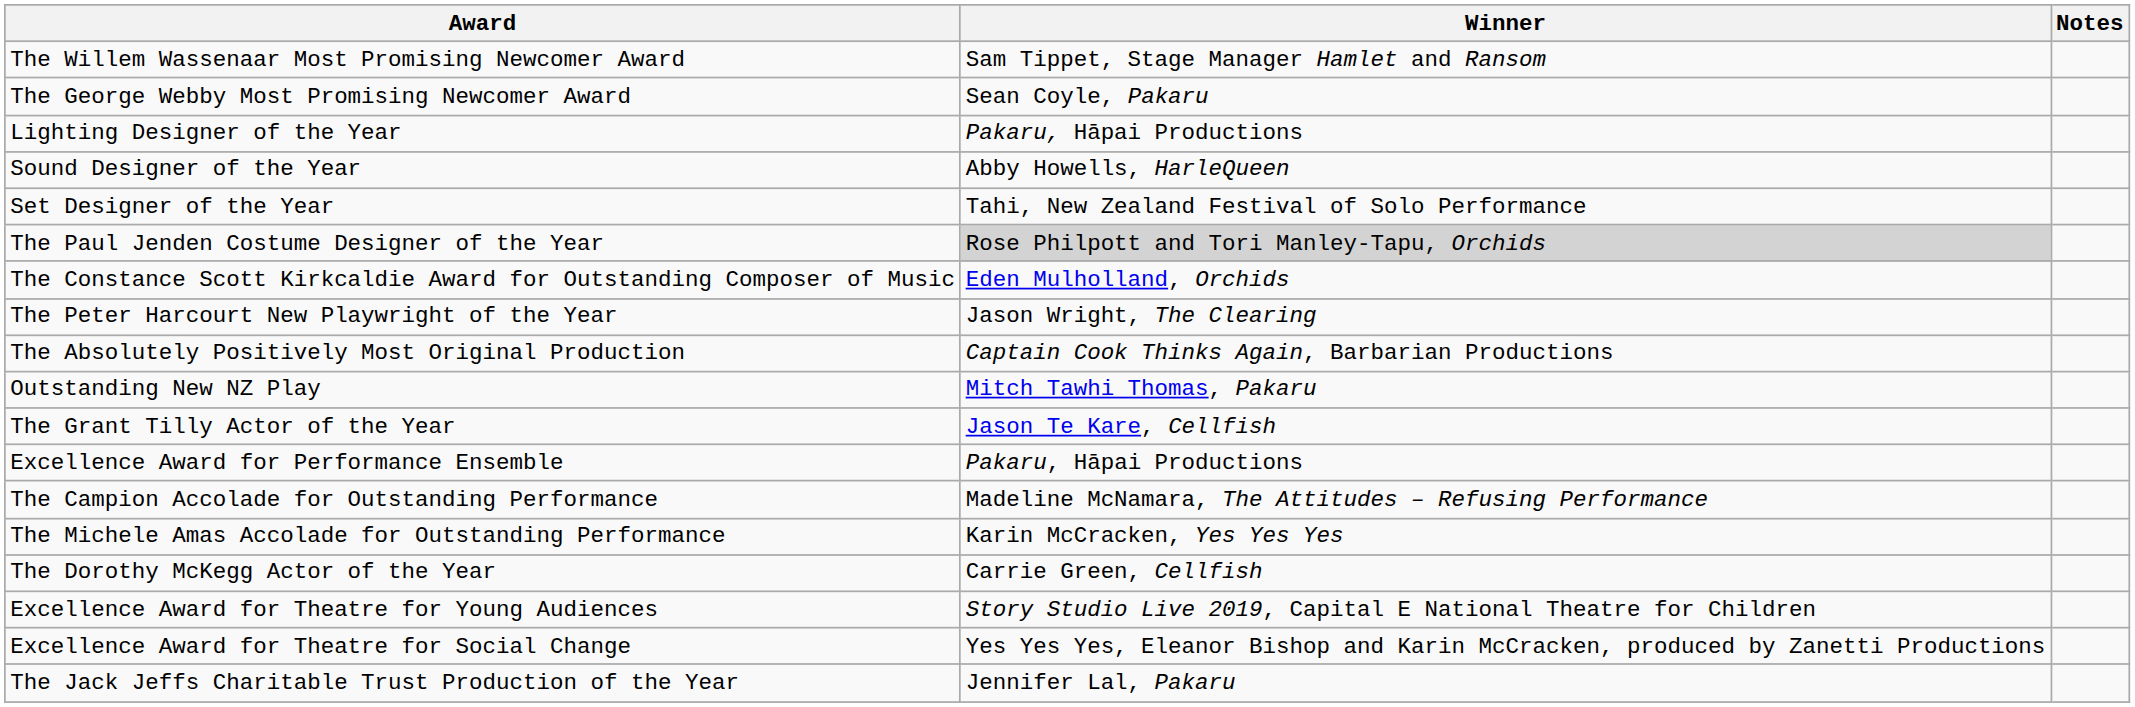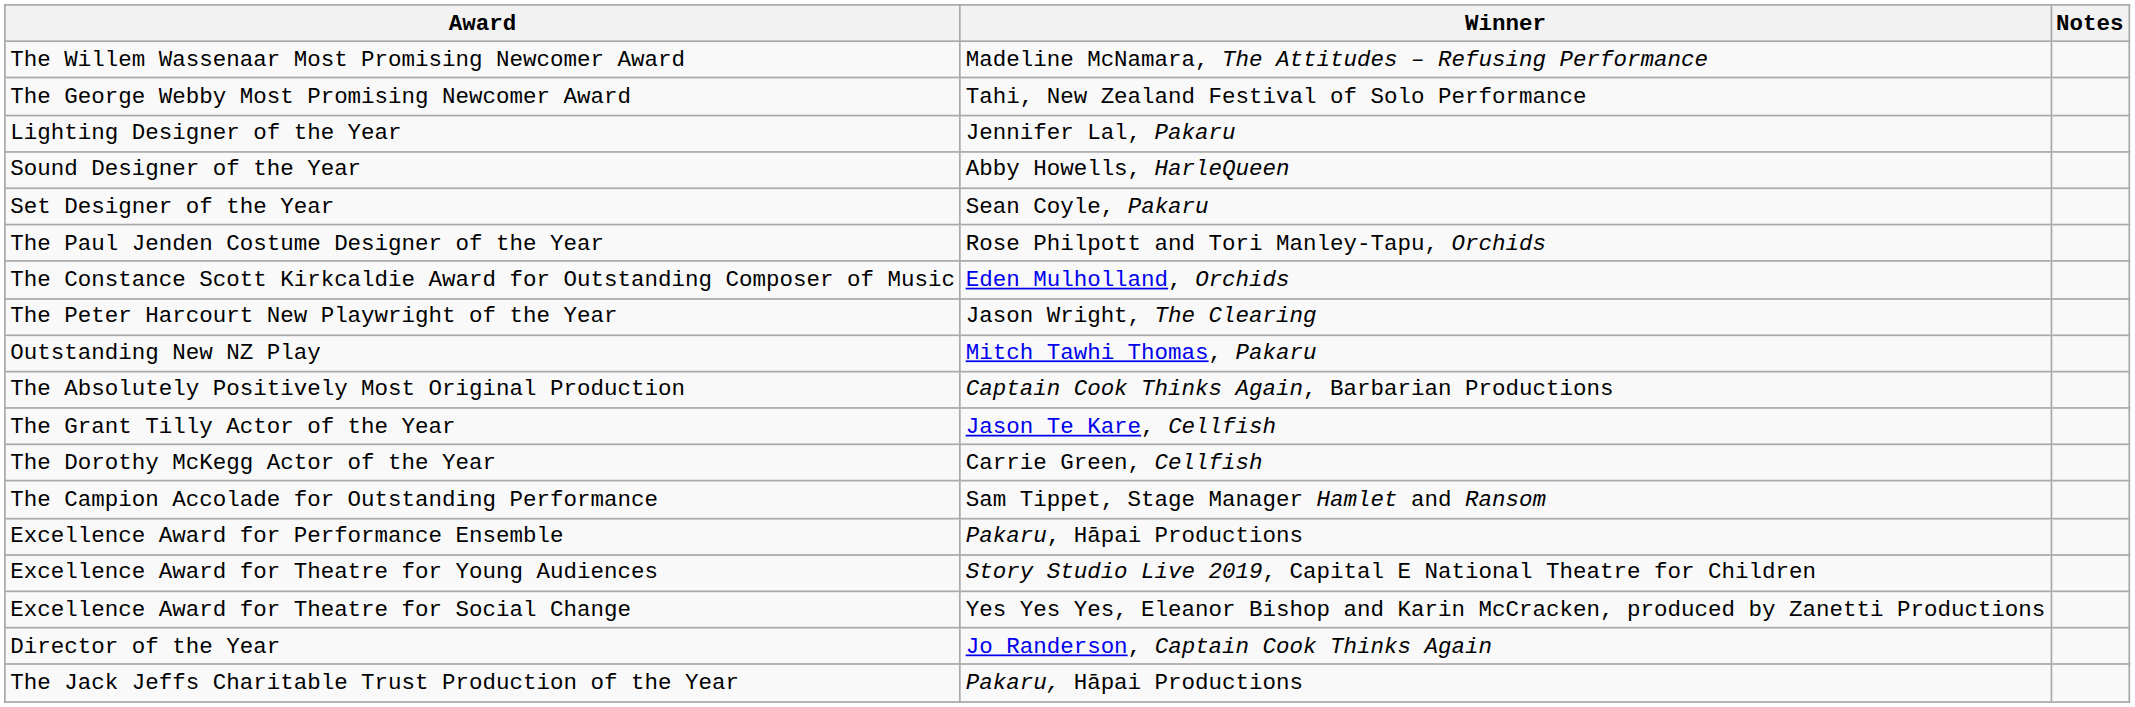(1256, 60) Sam Tippet, Stage Manager Hamlet and Ransom -> (1337, 60) Madeline McNamara, The Attitudes – Refusing Performance
(1087, 97) Sean Coyle, Pakaru -> (1276, 97) Tahi, New Zealand Festival of Solo Performance
(1134, 133) Pakaru, Hāpai Productions -> (1101, 133) Jennifer Lal, Pakaru
(1276, 206) Tahi, New Zealand Festival of Solo Performance -> (1087, 206) Sean Coyle, Pakaru
(1256, 243) lightgrey background -> (1256, 243) no background
rows swapped: (165, 390) <-> (348, 353)
rows swapped: (253, 573) <-> (287, 463)
(1337, 500) Madeline McNamara, The Attitudes – Refusing Performance -> (1256, 500) Sam Tippet, Stage Manager Hamlet and Ransom
- row: (368, 536)
+ row: (145, 646)
(1101, 683) Jennifer Lal, Pakaru -> (1134, 683) Pakaru, Hāpai Productions
